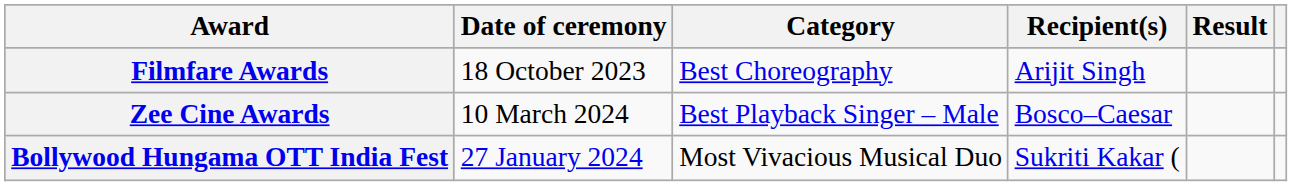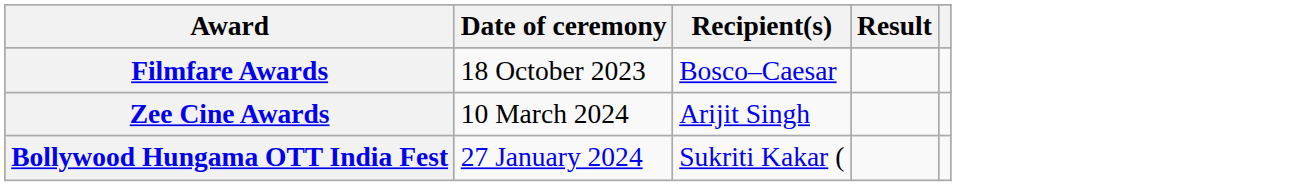- column: (841, 26)
(1080, 69) Arijit Singh -> (758, 69) Bosco–Caesar
(1093, 113) Bosco–Caesar -> (745, 113) Arijit Singh
